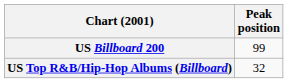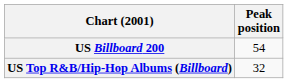(259, 48) 99 -> (259, 48) 54
